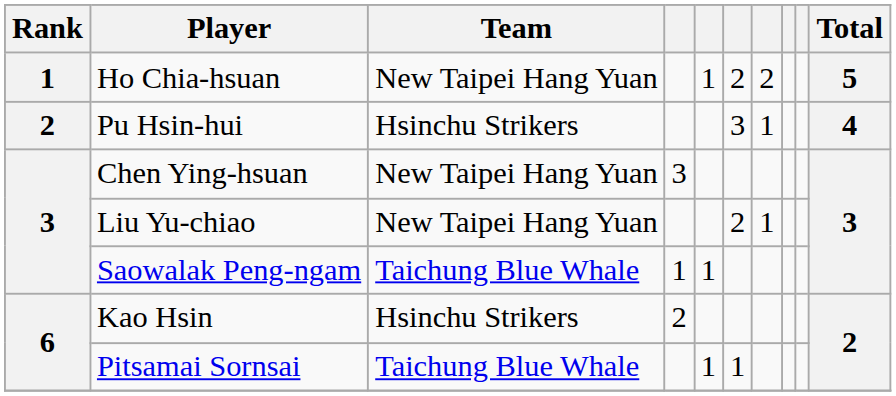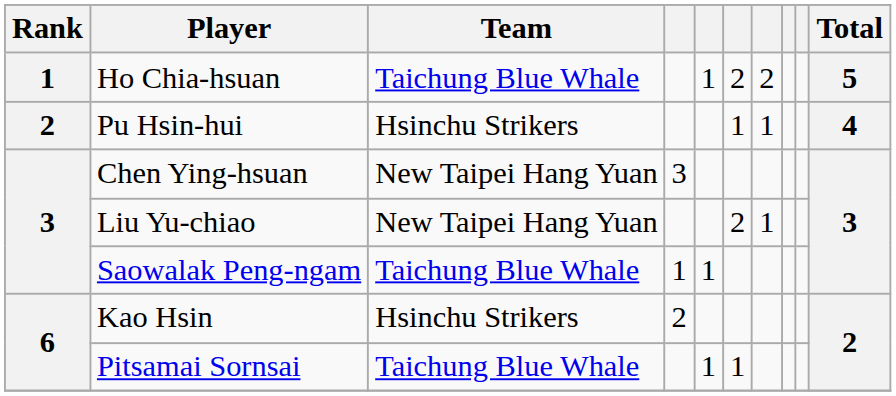(516, 76) New Taipei Hang Yuan -> (507, 76) Taichung Blue Whale
(738, 125) 3 -> (738, 125) 1
